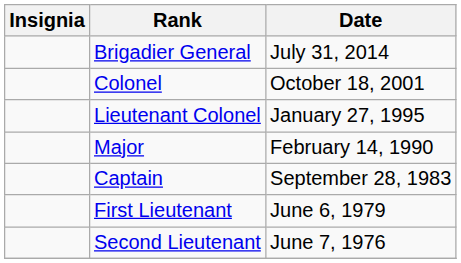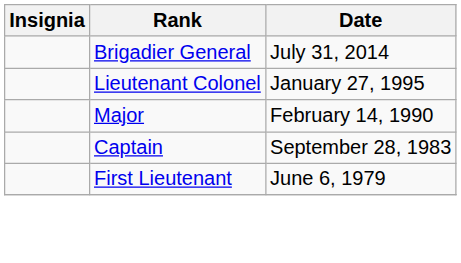- row: (128, 83)
- row: (177, 242)
